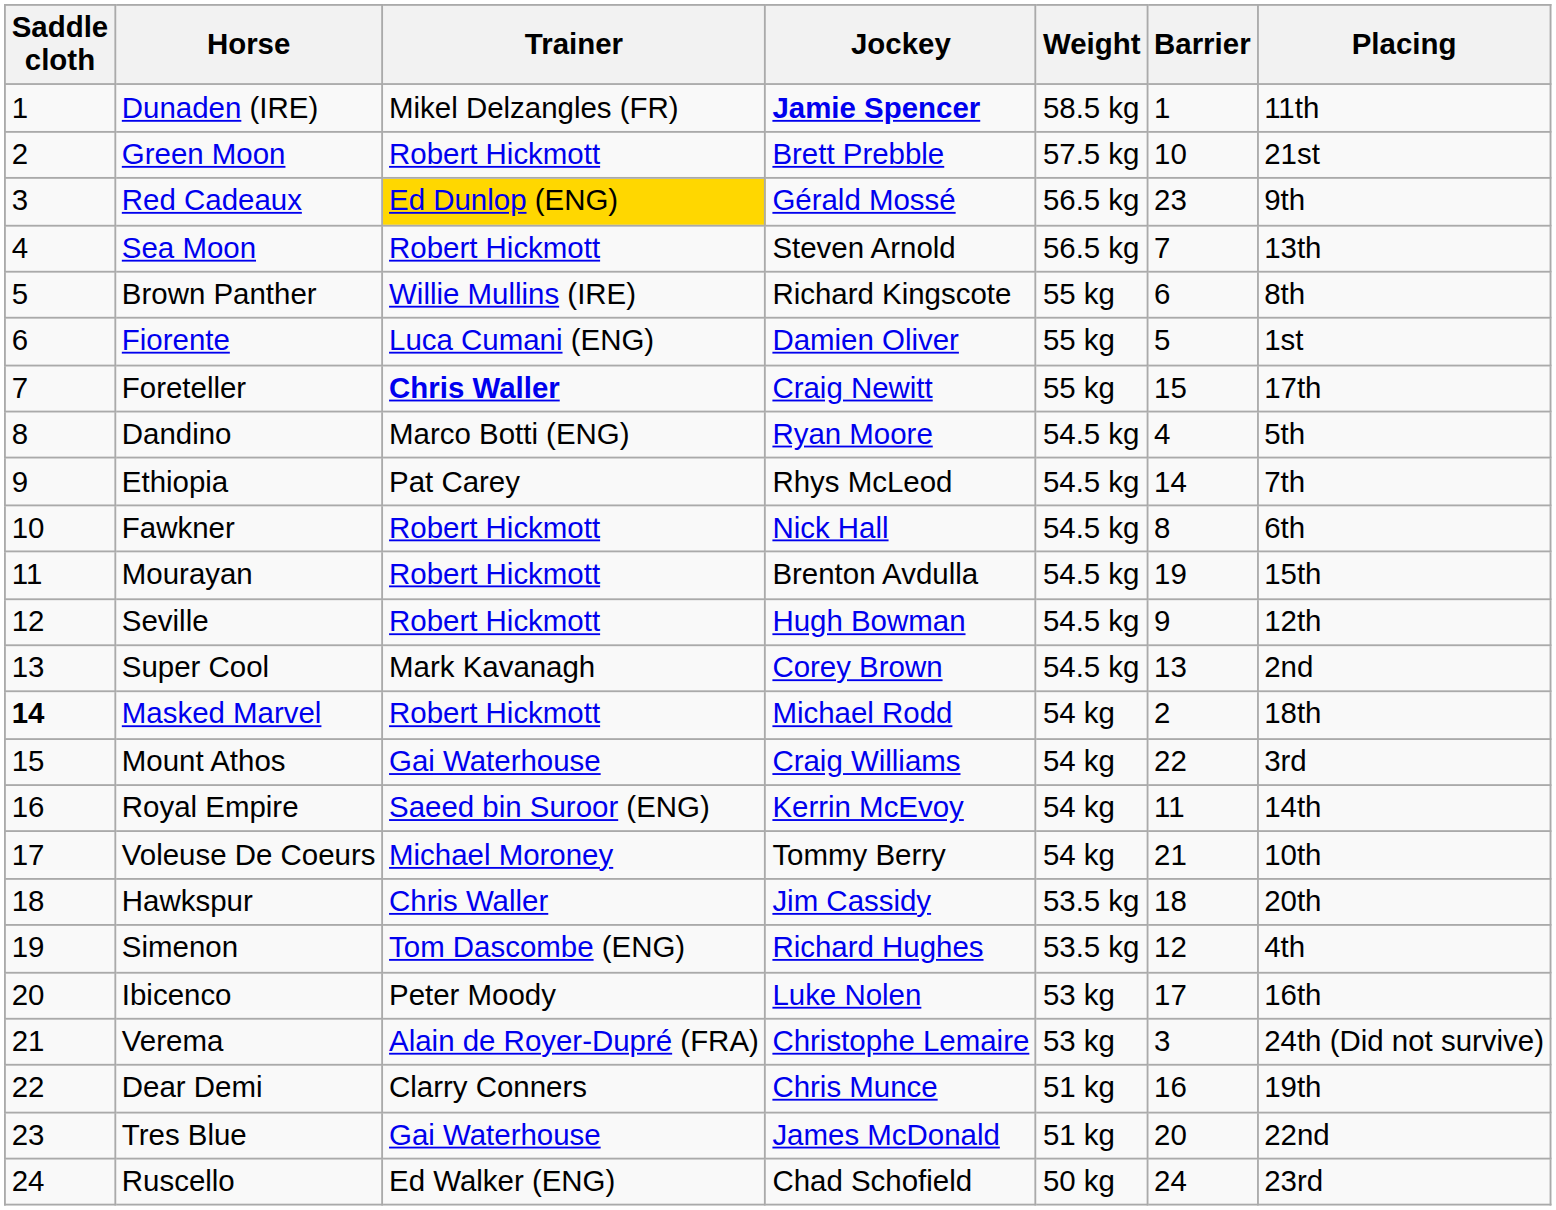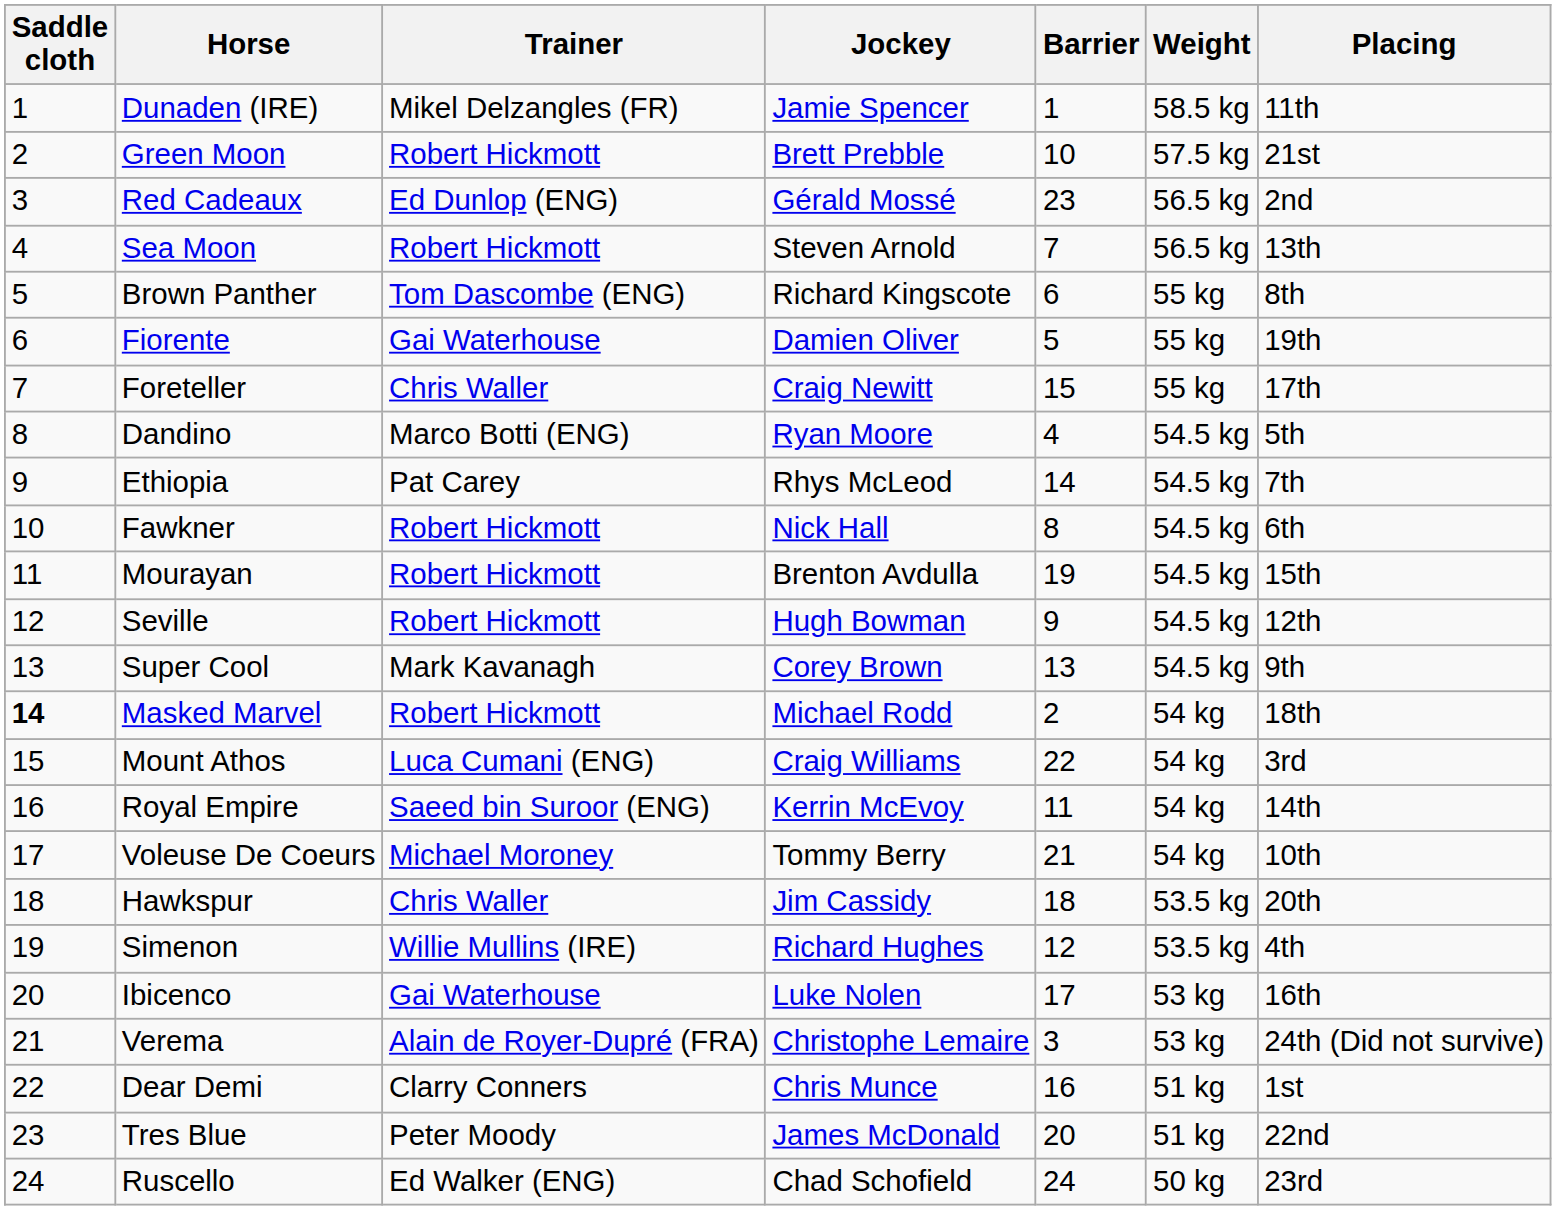columns swapped: (1092, 44) <-> (1202, 44)
(876, 107) bold -> (871, 107) normal
(504, 201) gold background -> (504, 201) no background
(1285, 201) 9th -> (1289, 201) 2nd
(513, 294) Willie Mullins (IRE) -> (537, 294) Tom Dascombe (ENG)
(522, 341) Luca Cumani (ENG) -> (495, 341) Gai Waterhouse
(1284, 341) 1st -> (1293, 341) 19th
(474, 387) bold -> (469, 387) normal
(1289, 667) 2nd -> (1285, 667) 9th
(495, 761) Gai Waterhouse -> (522, 761) Luca Cumani (ENG)
(537, 948) Tom Dascombe (ENG) -> (513, 948) Willie Mullins (IRE)
(473, 994) Peter Moody -> (495, 994) Gai Waterhouse
(1293, 1088) 19th -> (1284, 1088) 1st
(495, 1134) Gai Waterhouse -> (473, 1134) Peter Moody
